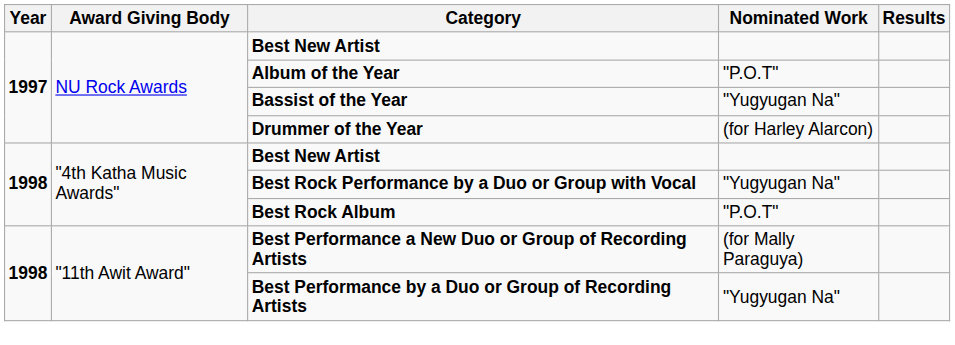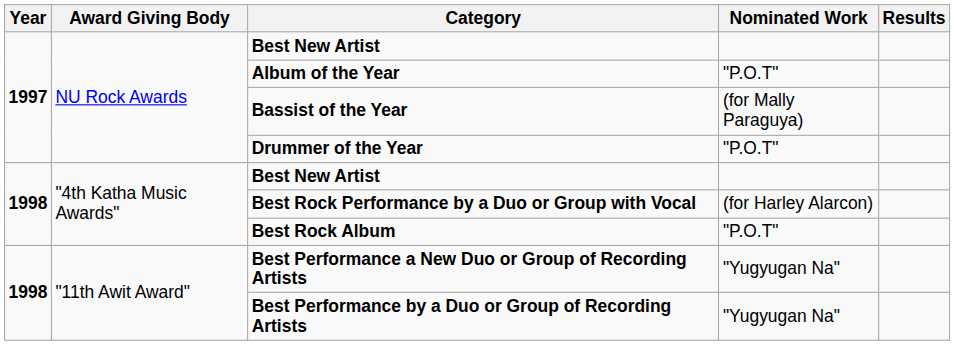(781, 101) "Yugyugan Na" -> (763, 111) (for Mally Paraguya)
(798, 128) (for Harley Alarcon) -> (751, 148) "P.O.T"
(781, 184) "Yugyugan Na" -> (798, 203) (for Harley Alarcon)
(763, 249) (for Mally Paraguya) -> (781, 269) "Yugyugan Na"
